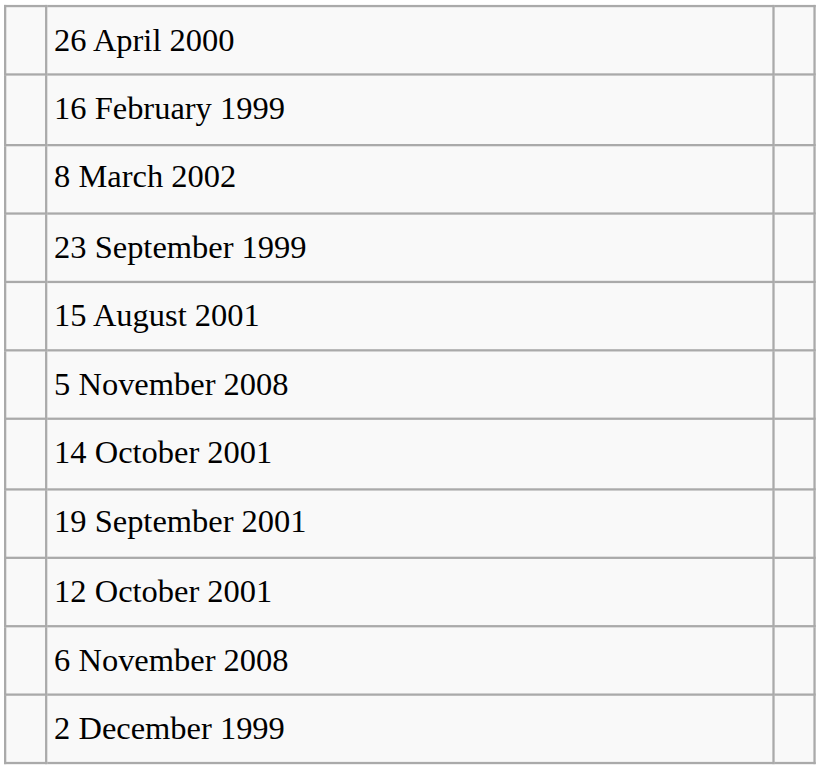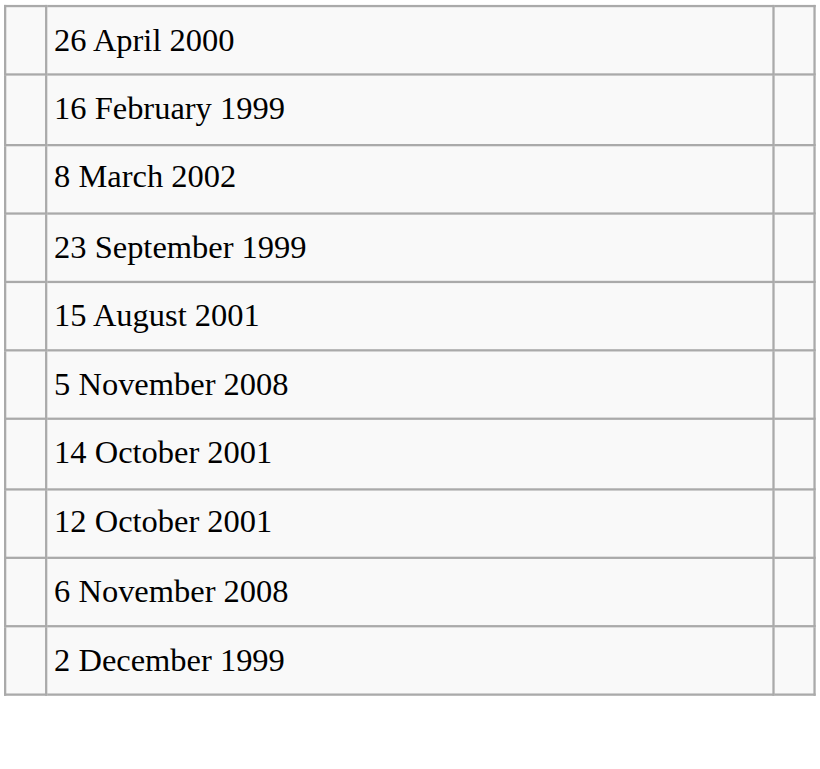- row: (180, 521)
